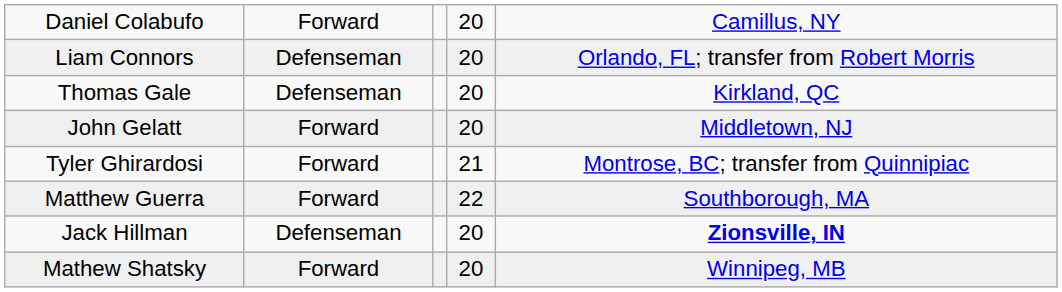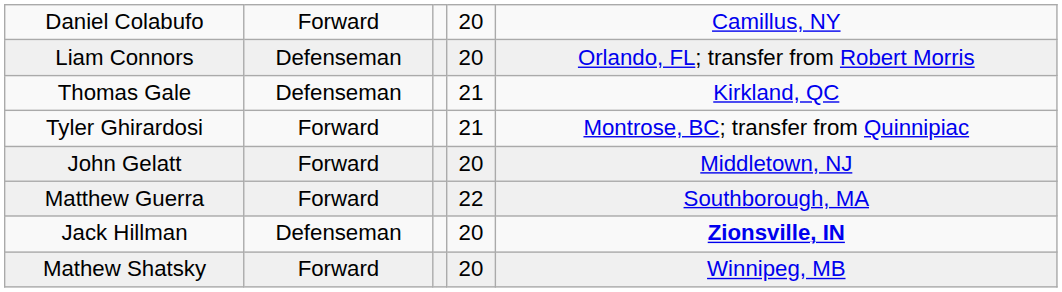(471, 92) 20 -> (471, 92) 21
rows swapped: (124, 127) <-> (124, 163)
